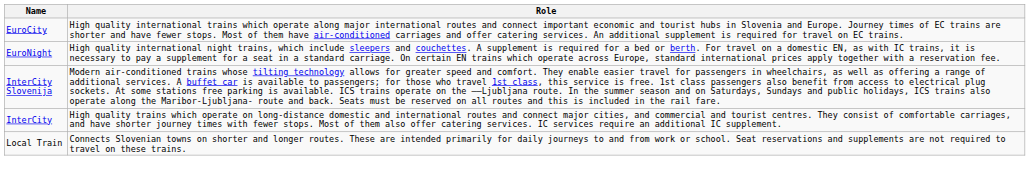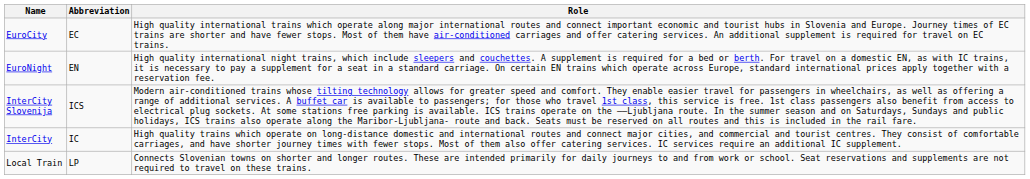+ column: (99, 11)
